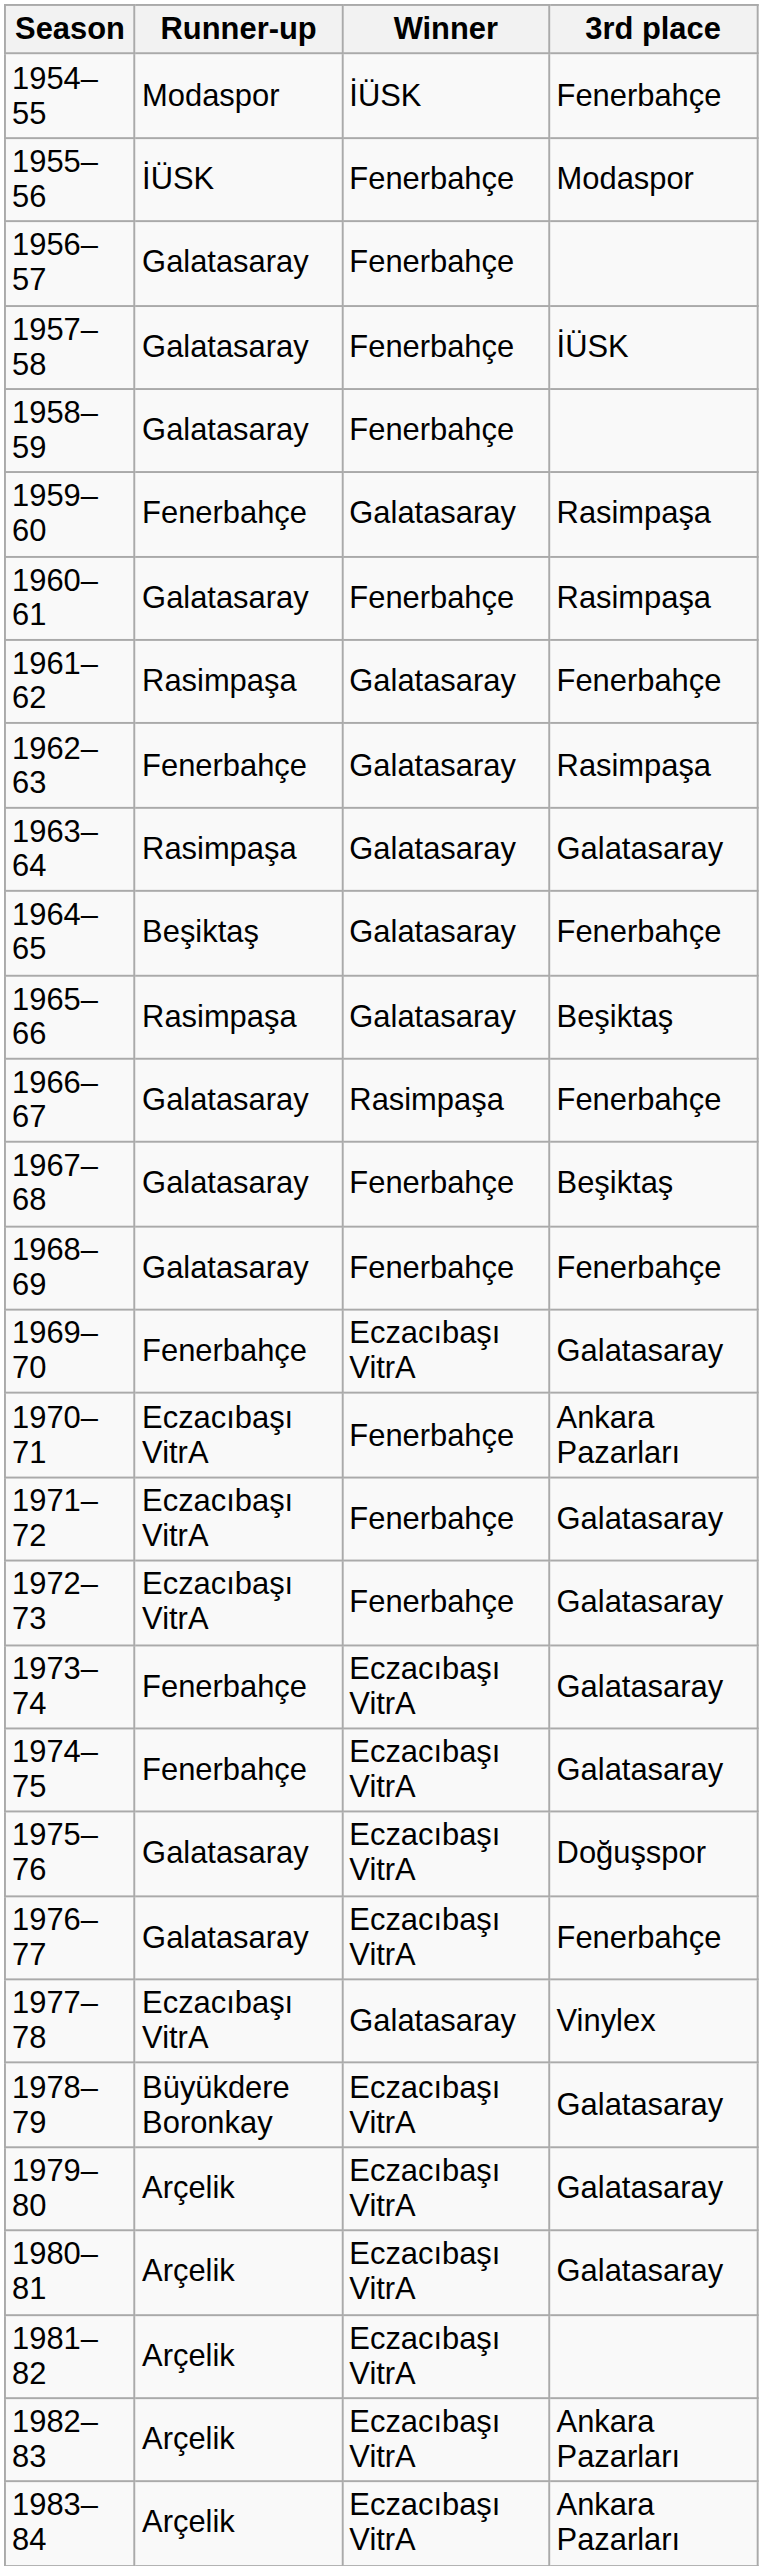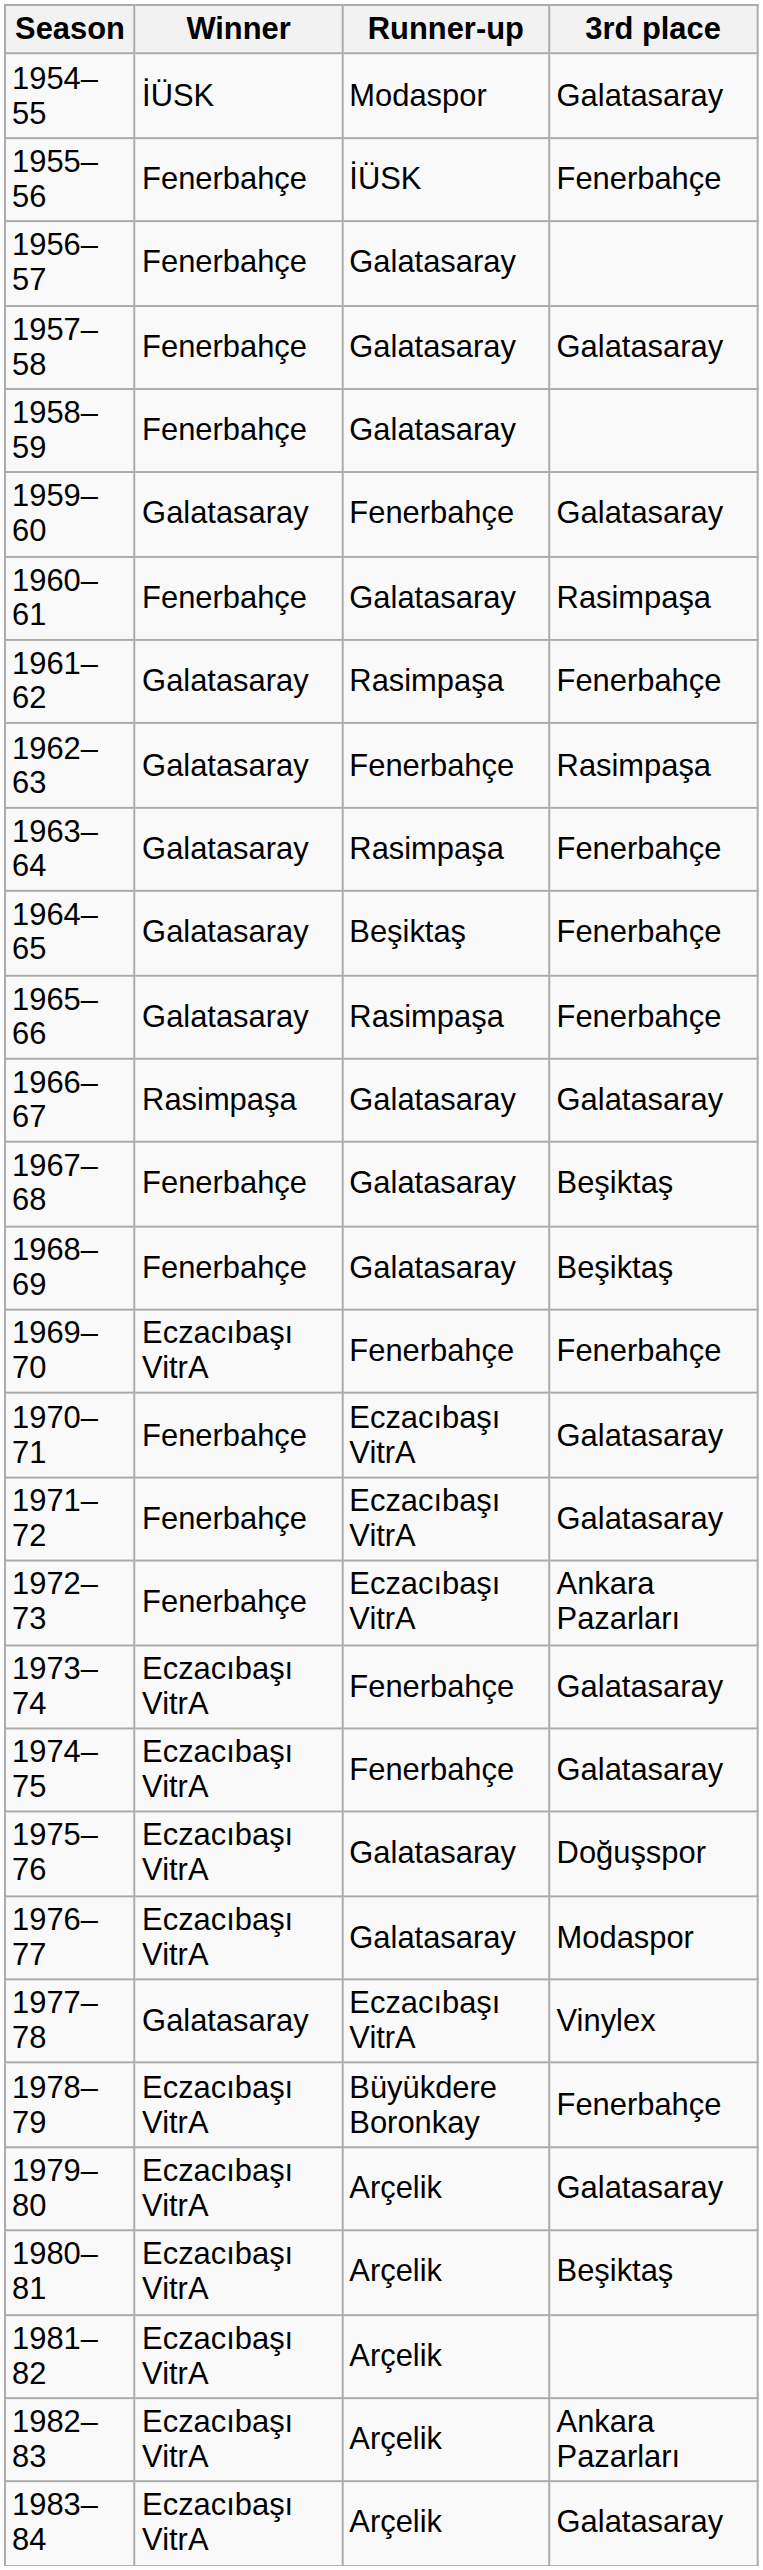columns swapped: (446, 28) <-> (239, 28)
(639, 95) Fenerbahçe -> (640, 95) Galatasaray
(625, 179) Modaspor -> (639, 179) Fenerbahçe
(593, 346) İÜSK -> (640, 346) Galatasaray
(634, 513) Rasimpaşa -> (640, 513) Galatasaray
(640, 848) Galatasaray -> (639, 848) Fenerbahçe
(615, 1016) Beşiktaş -> (639, 1016) Fenerbahçe
(639, 1099) Fenerbahçe -> (640, 1099) Galatasaray
(639, 1267) Fenerbahçe -> (615, 1267) Beşiktaş
(640, 1351) Galatasaray -> (639, 1351) Fenerbahçe
(618, 1434) Ankara Pazarları -> (640, 1434) Galatasaray
(640, 1602) Galatasaray -> (618, 1602) Ankara Pazarları
(639, 1937) Fenerbahçe -> (625, 1937) Modaspor
(640, 2104) Galatasaray -> (639, 2104) Fenerbahçe
(640, 2271) Galatasaray -> (615, 2271) Beşiktaş
(618, 2523) Ankara Pazarları -> (640, 2523) Galatasaray
